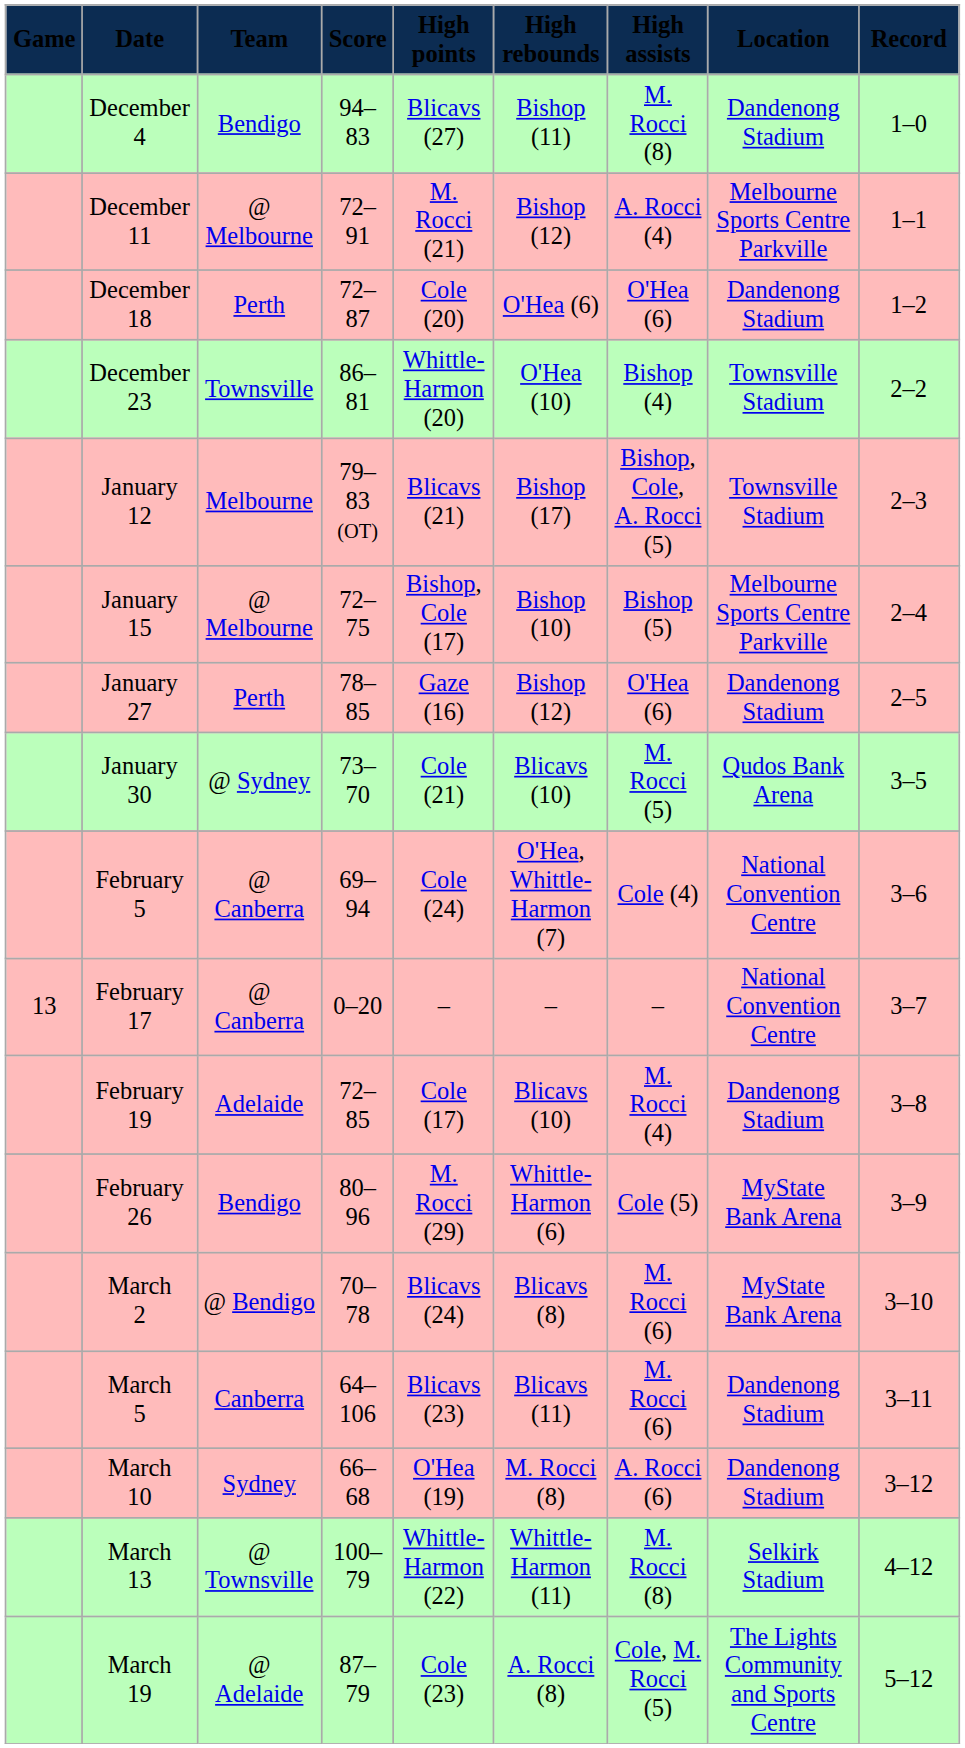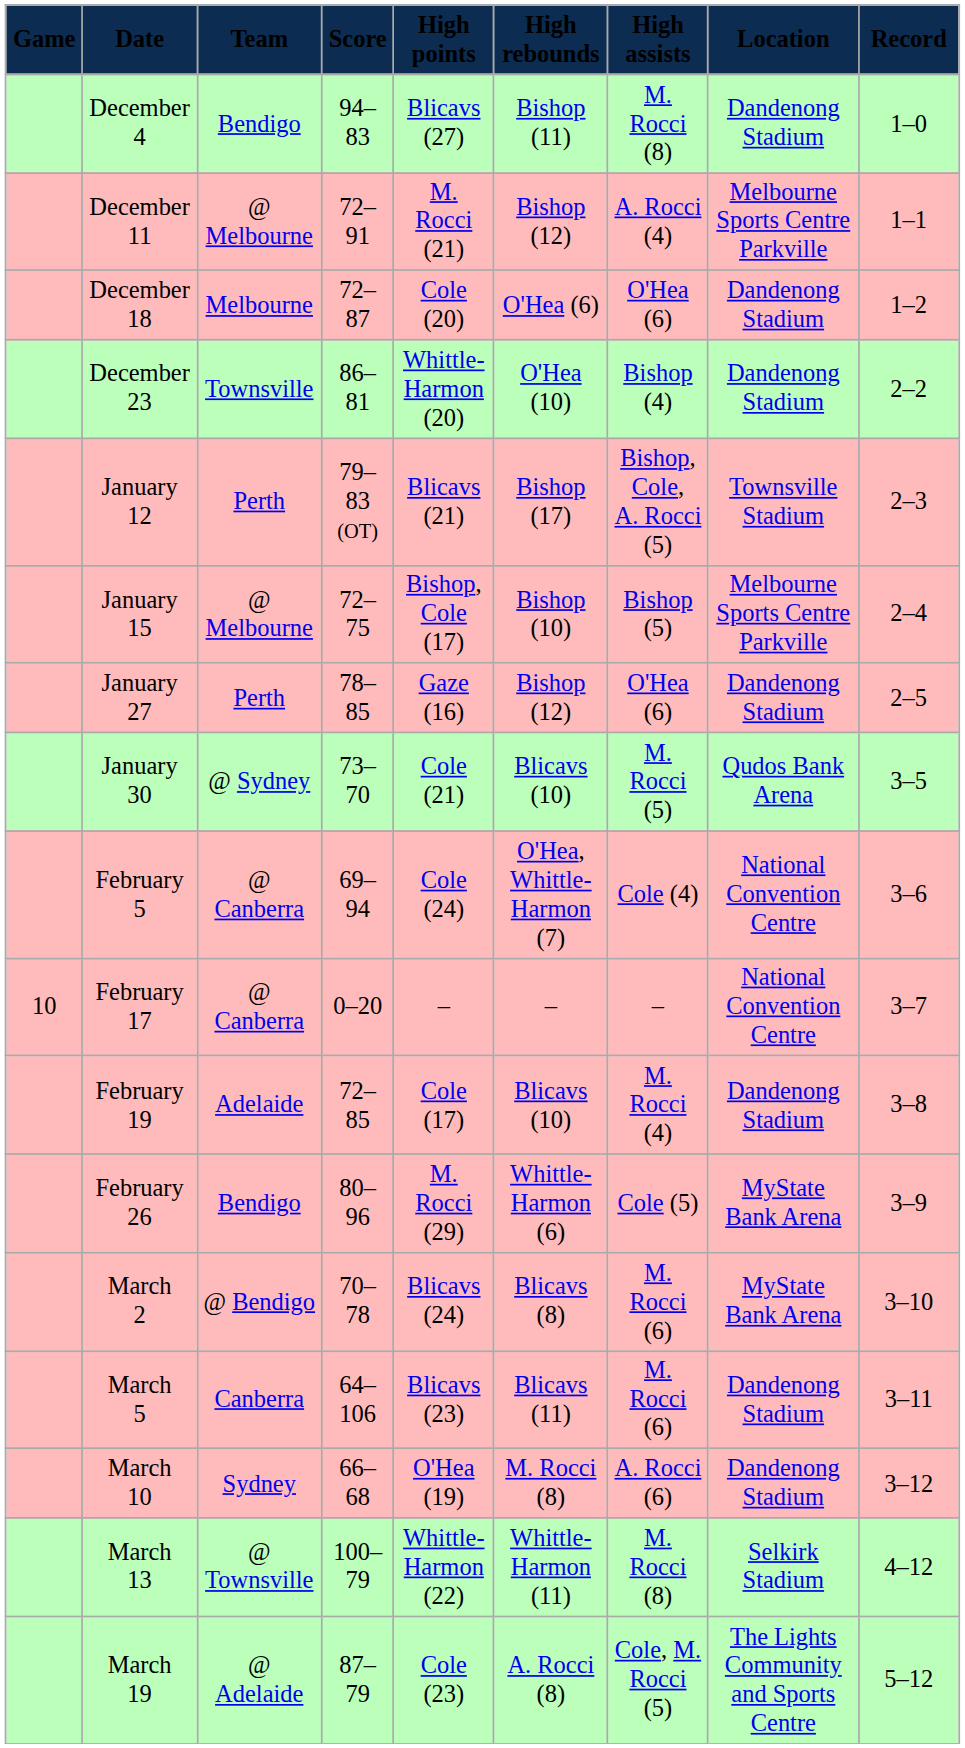(259, 305) Perth -> (259, 305) Melbourne
(783, 388) Townsville Stadium -> (783, 388) Dandenong Stadium
(259, 501) Melbourne -> (259, 501) Perth
(44, 1006) 13 -> (44, 1006) 10
